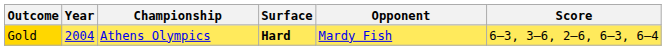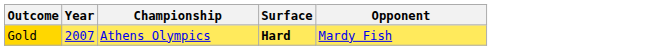- column: (574, 14)
(80, 35) 2004 -> (80, 35) 2007
